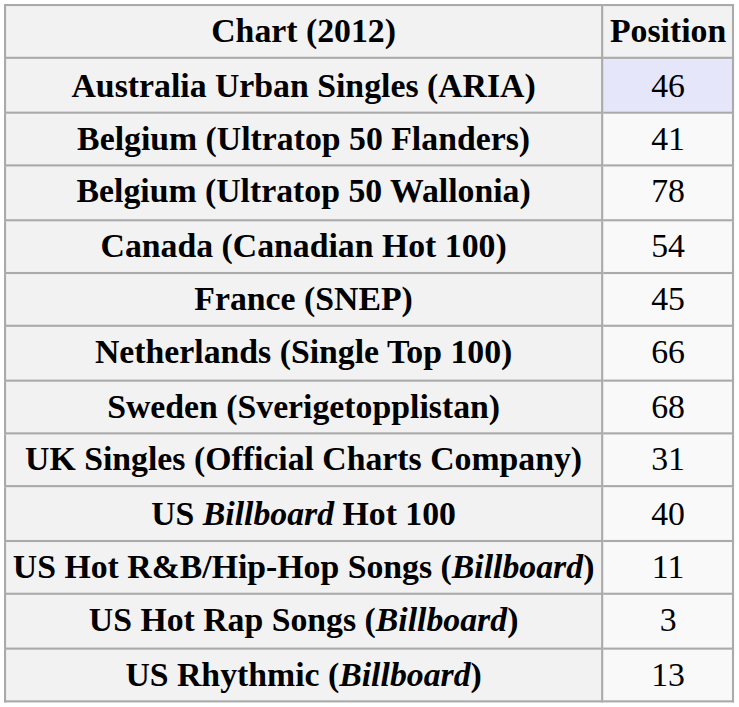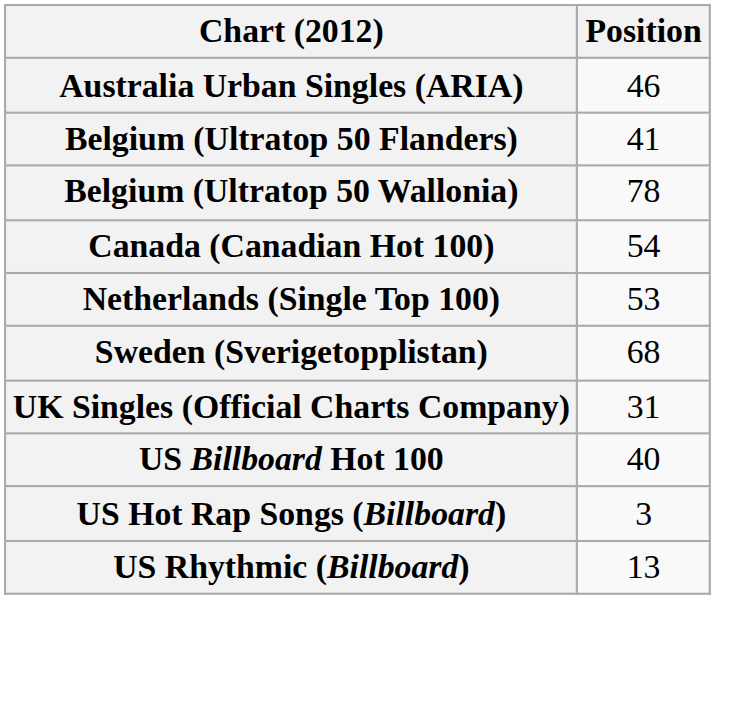(668, 84) lavender background -> (644, 84) no background
- row: (304, 298)
(668, 352) 66 -> (644, 298) 53
- row: (304, 566)
